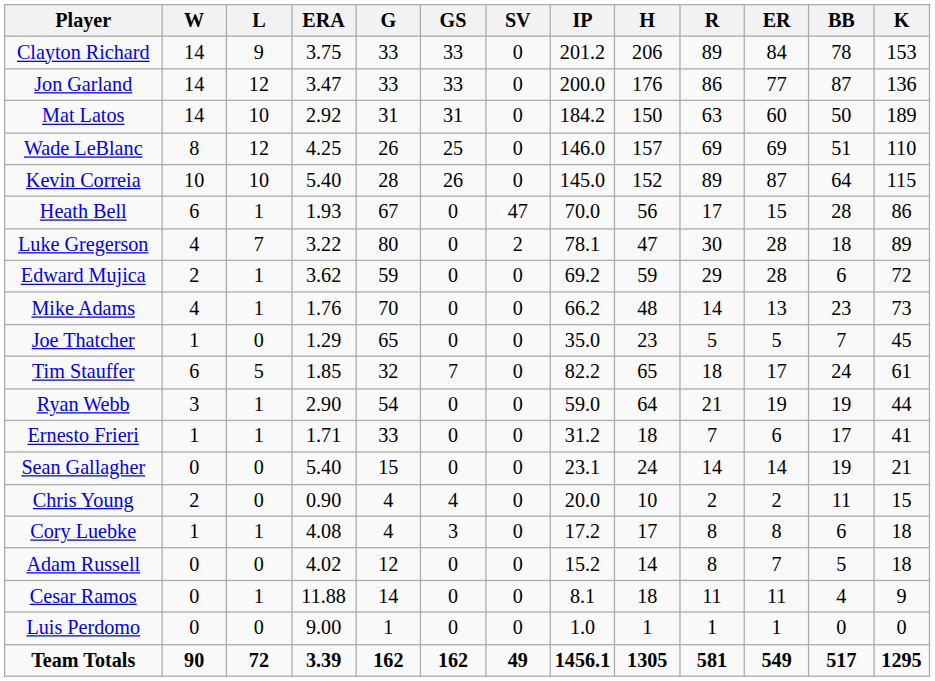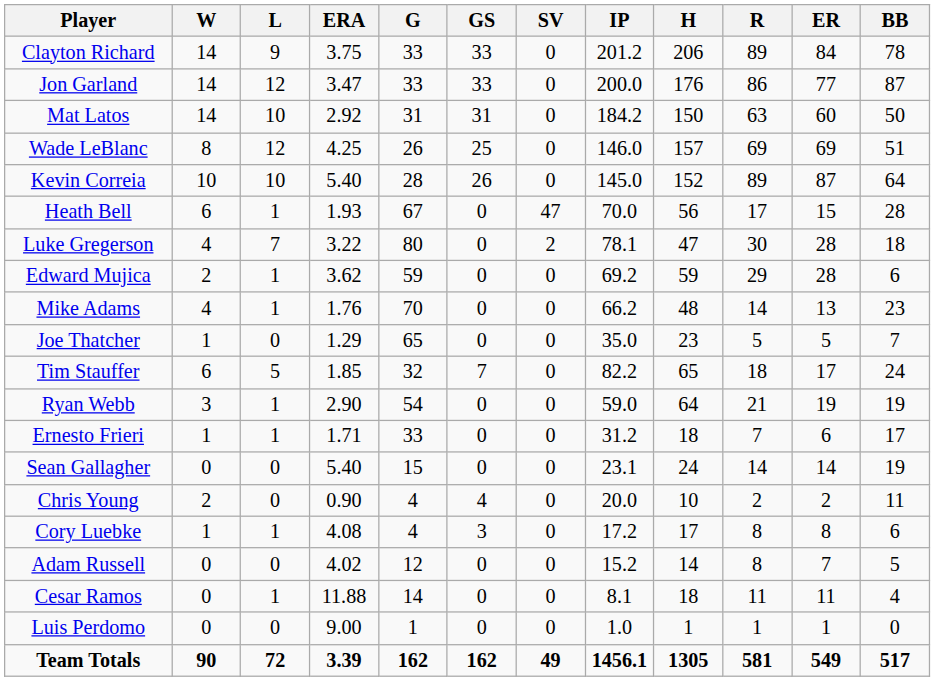- column: (902, 20)
